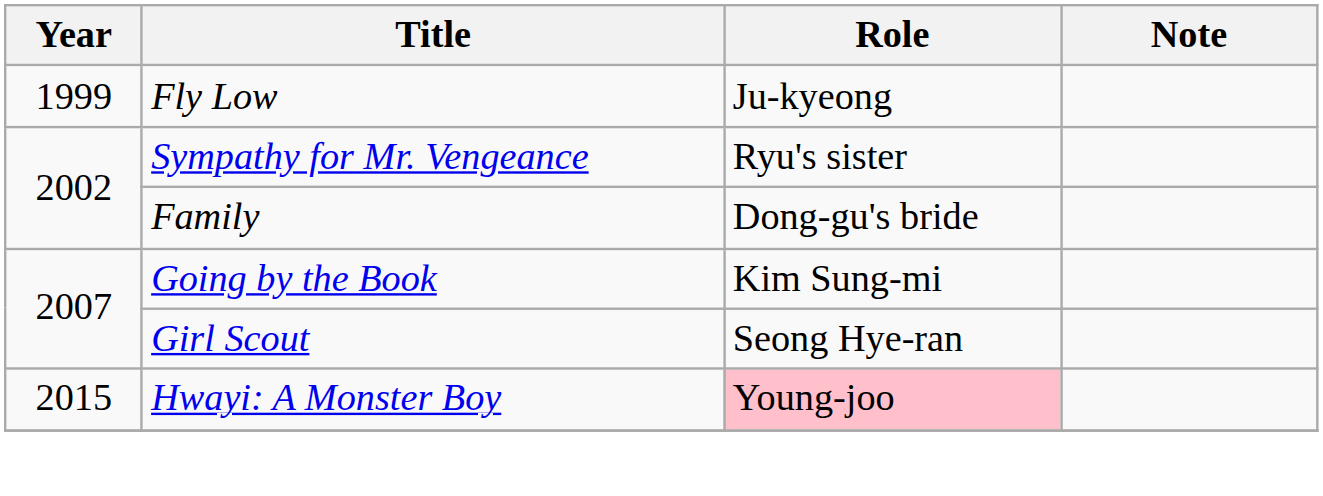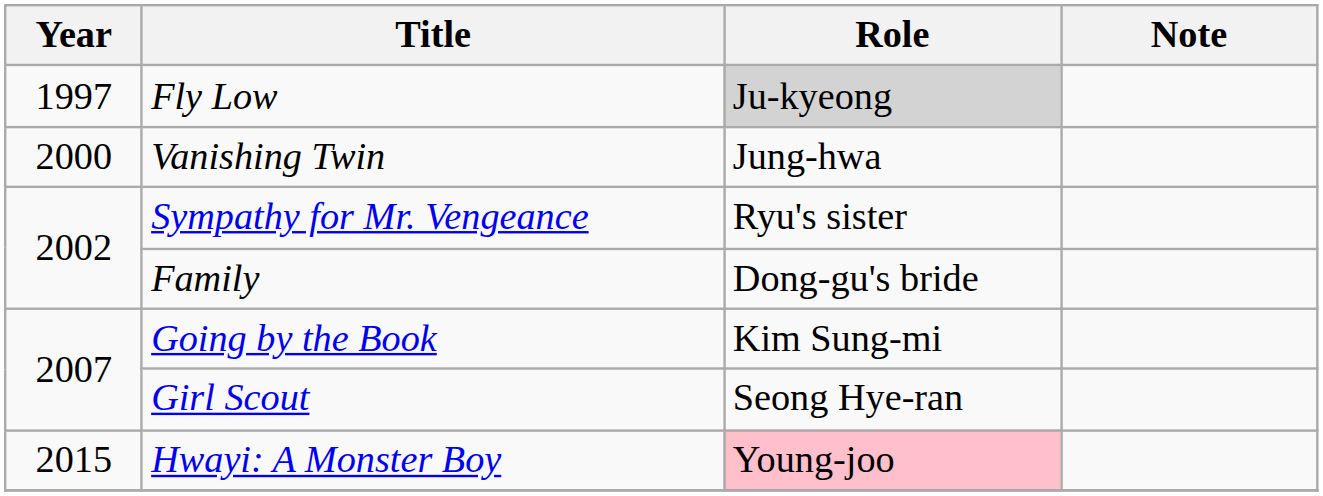(74, 95) 1999 -> (74, 95) 1997
(812, 95) no background -> (812, 95) lightgrey background
+ row: (268, 156)
